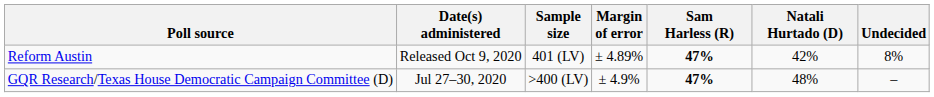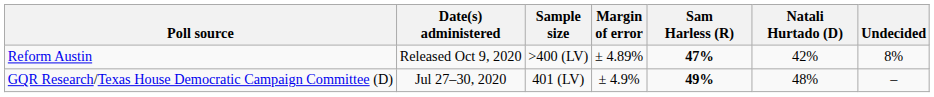(558, 56) 401 (LV) -> (558, 56) >400 (LV)
(558, 80) >400 (LV) -> (558, 80) 401 (LV)
(699, 80) 47% -> (699, 80) 49%
